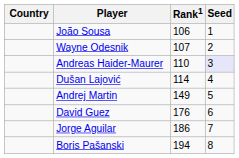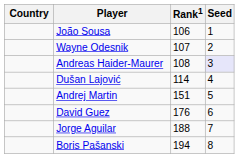(181, 64) 110 -> (181, 64) 108
(181, 96) 149 -> (181, 96) 151
(181, 129) 186 -> (181, 129) 188
